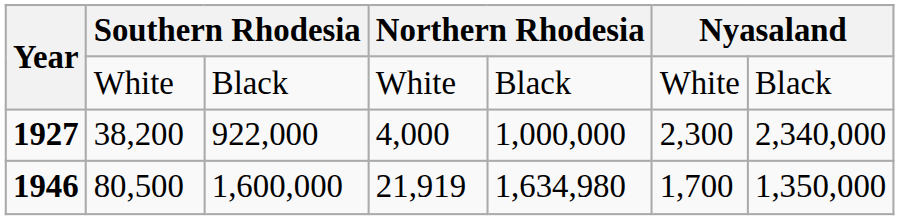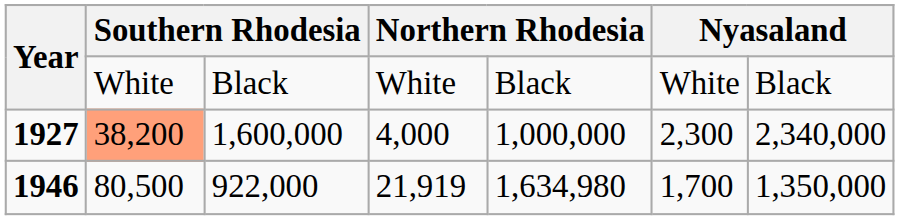(139, 134) no background -> (139, 134) lightsalmon background
(265, 134) 922,000 -> (277, 134) 1,600,000
(277, 186) 1,600,000 -> (265, 186) 922,000
